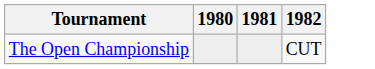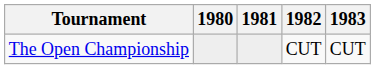+ column: (348, 19)
